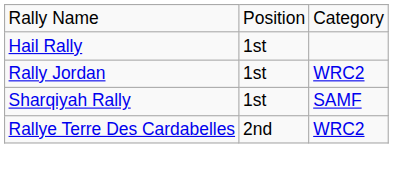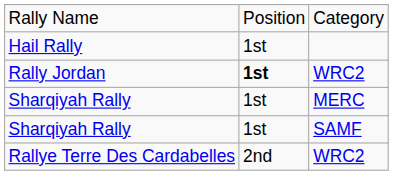(255, 73) normal -> (256, 73) bold
+ row: (70, 101)
